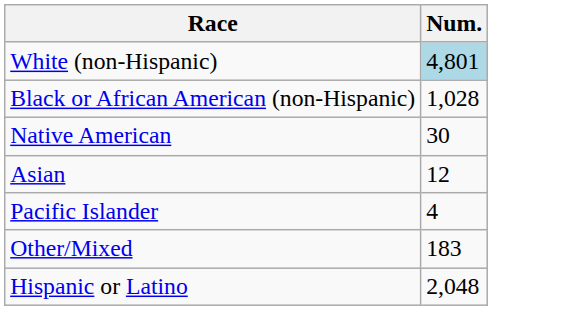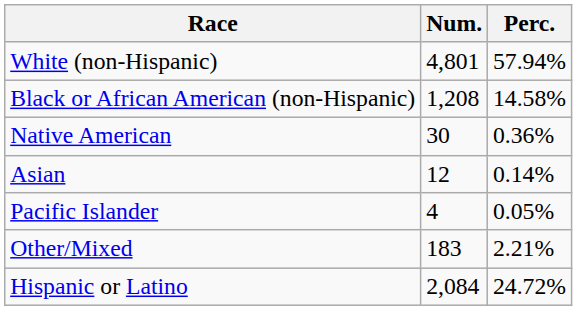+ column: (530, 23)
(453, 60) lightblue background -> (453, 60) no background
(453, 98) 1,028 -> (453, 98) 1,208
(453, 286) 2,048 -> (453, 286) 2,084
